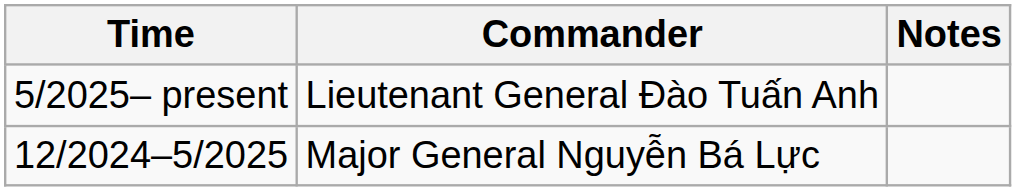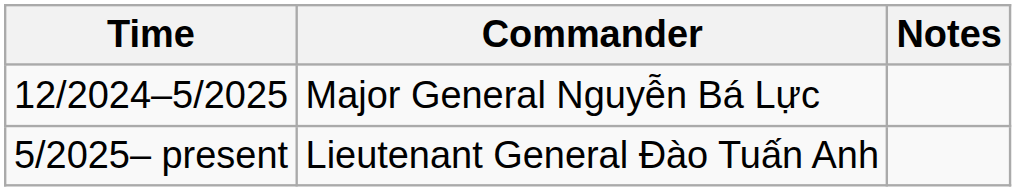rows swapped: (151, 94) <-> (151, 154)
